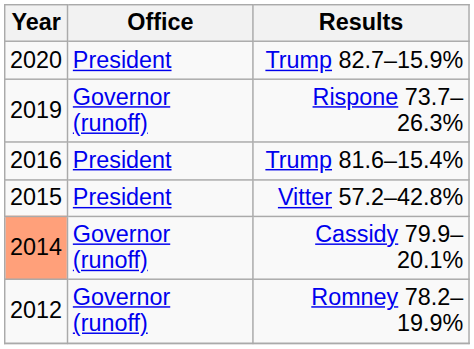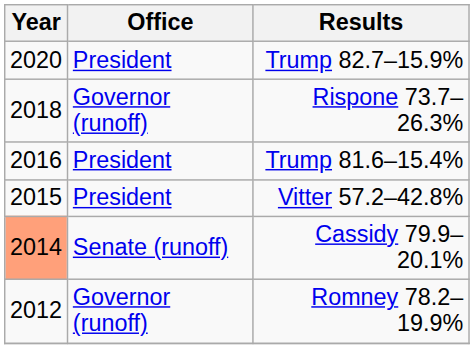(36, 110) 2019 -> (36, 110) 2018
(122, 247) Governor (runoff) -> (151, 247) Senate (runoff)
